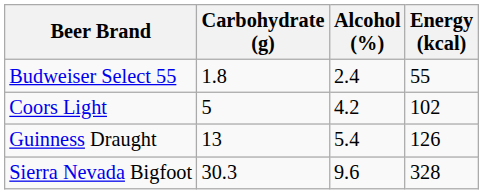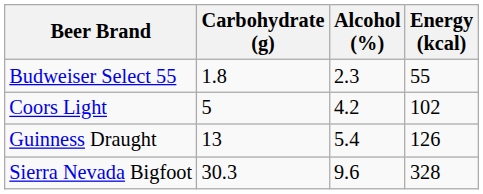(347, 75) 2.4 -> (347, 75) 2.3
